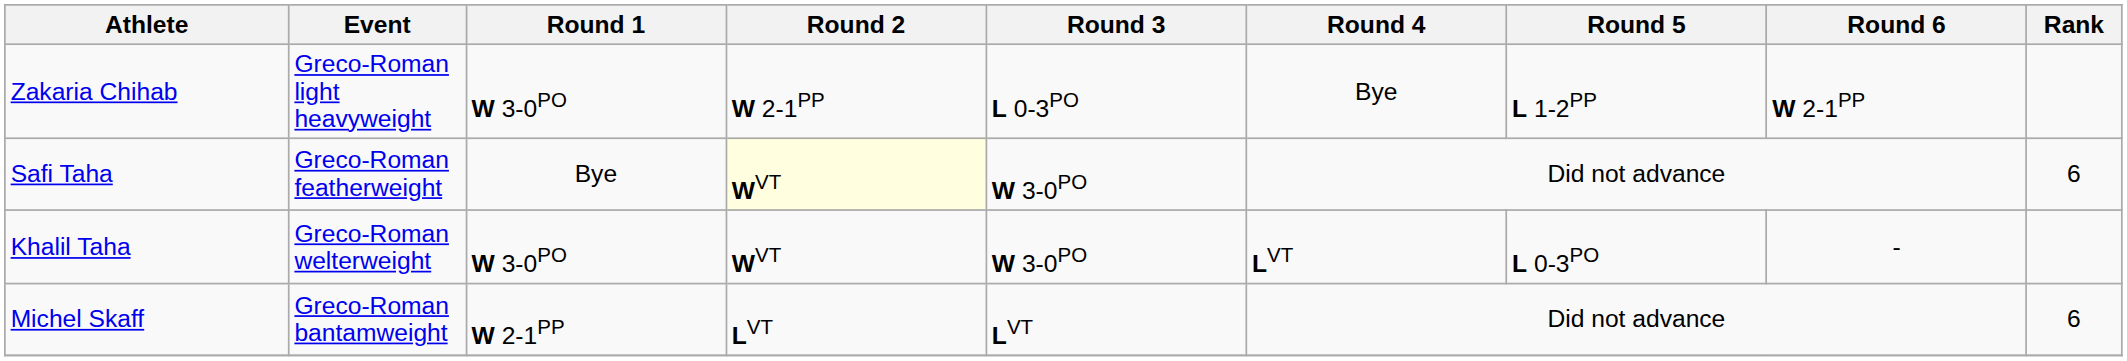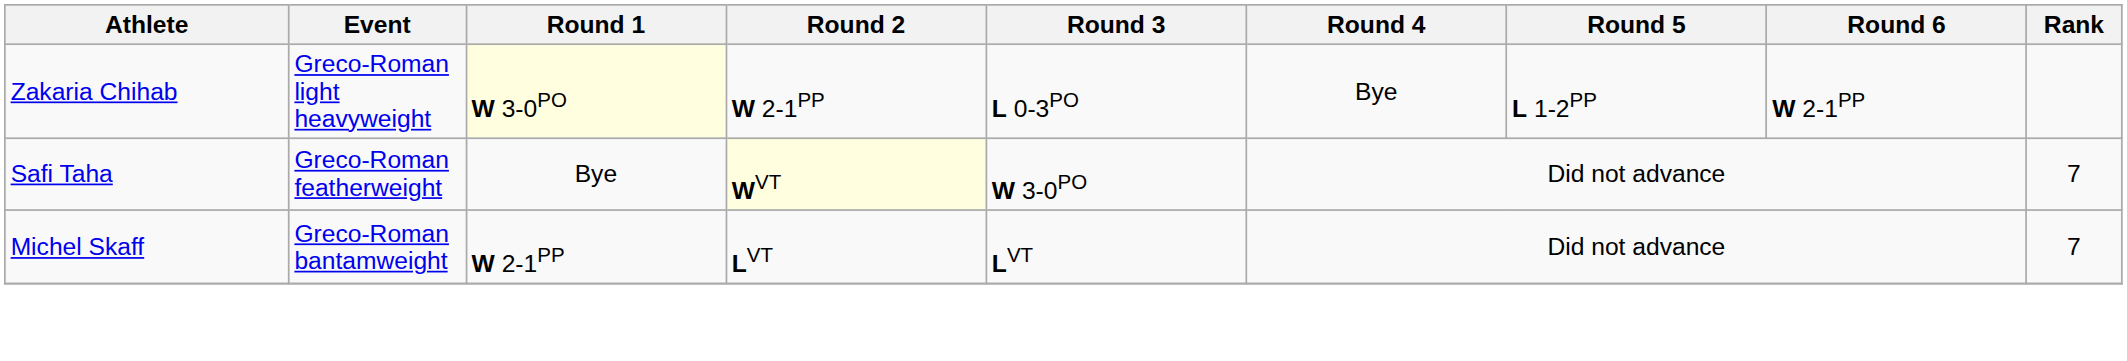(519, 105) no background -> (519, 105) lightyellow background
(2074, 174) 6 -> (2074, 174) 7
- row: (71, 247)
(2074, 320) 6 -> (2074, 247) 7
